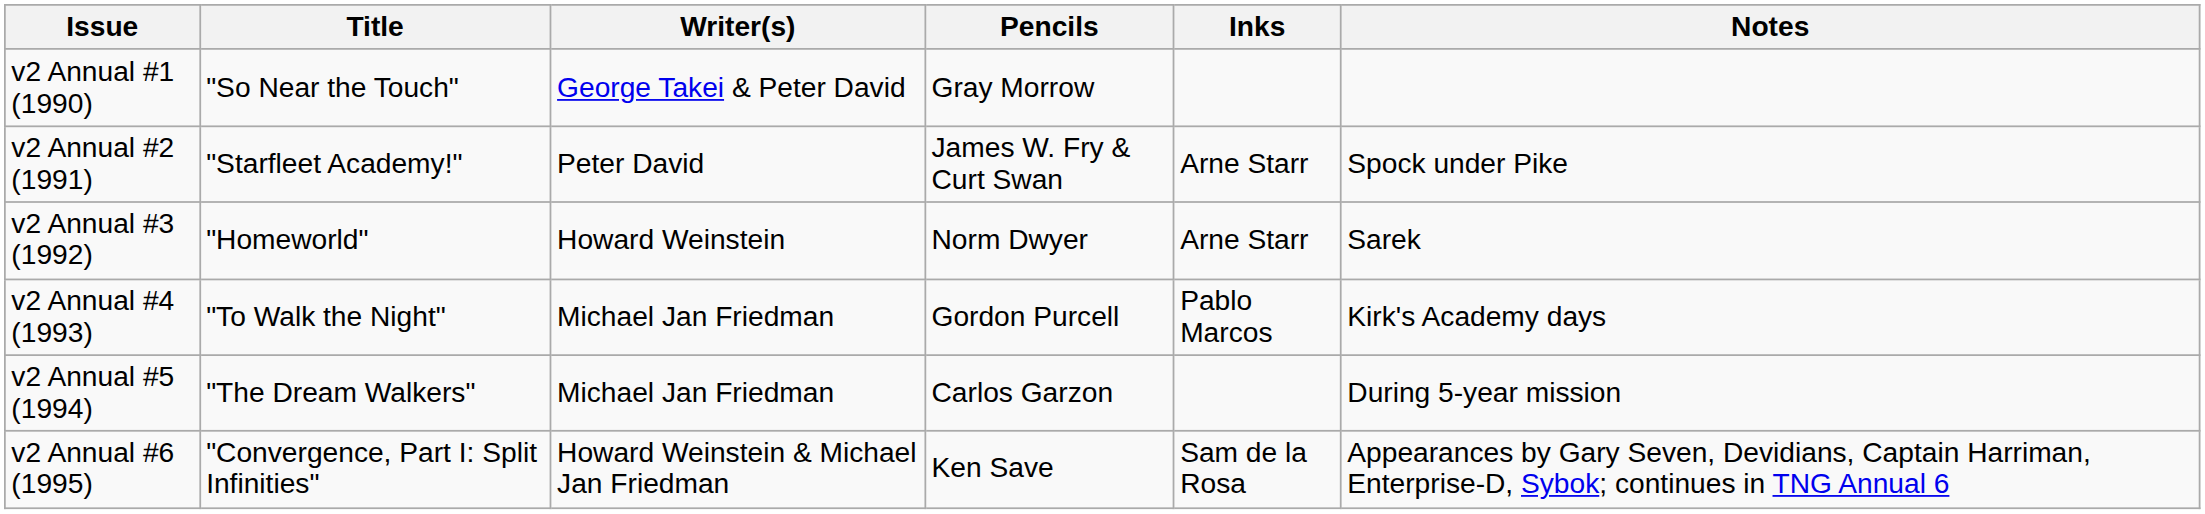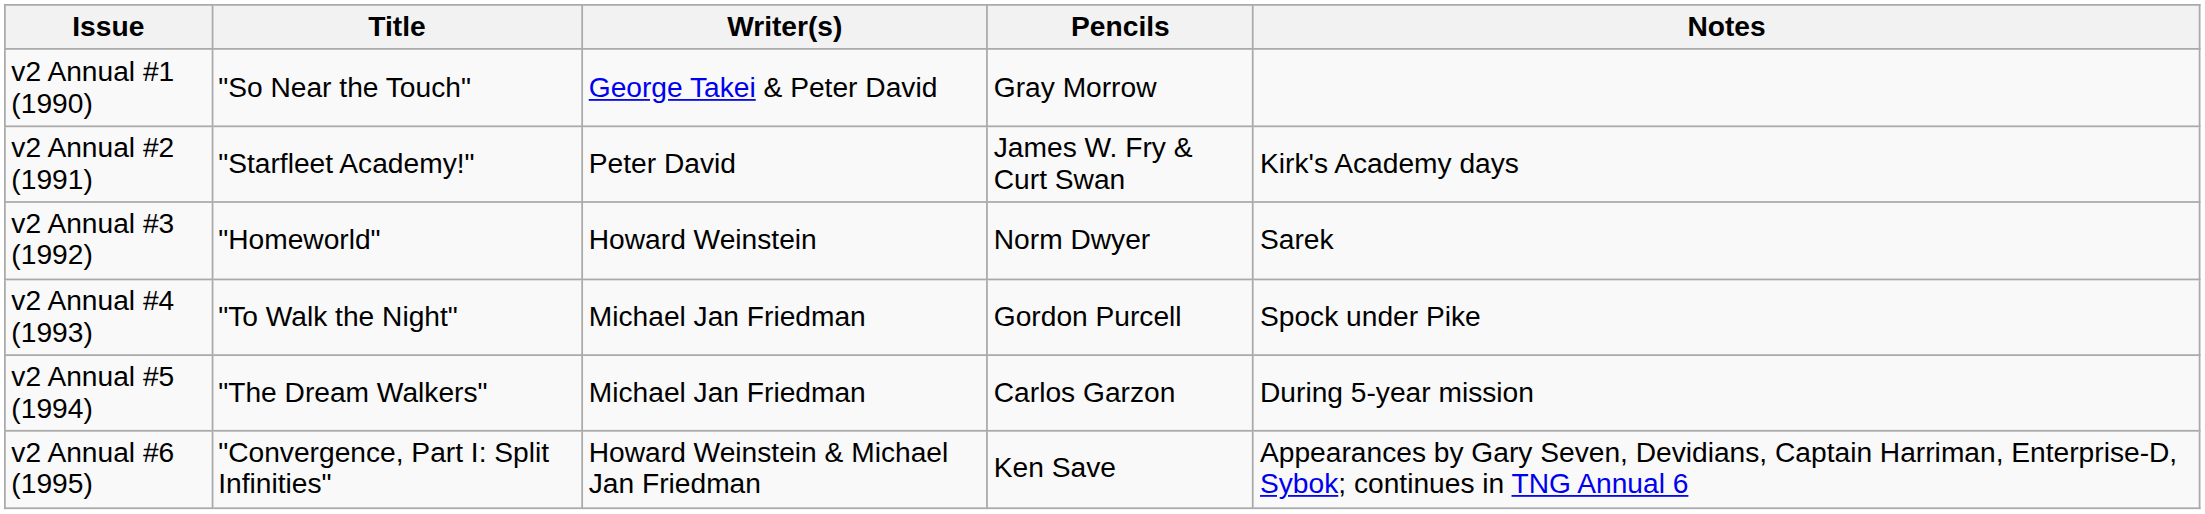- column: (1257, 26)
(1458, 163) Spock under Pike -> (1389, 163) Kirk's Academy days
(1477, 316) Kirk's Academy days -> (1370, 316) Spock under Pike
